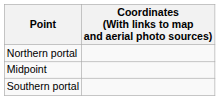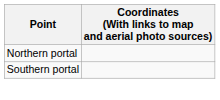- row: (27, 70)
